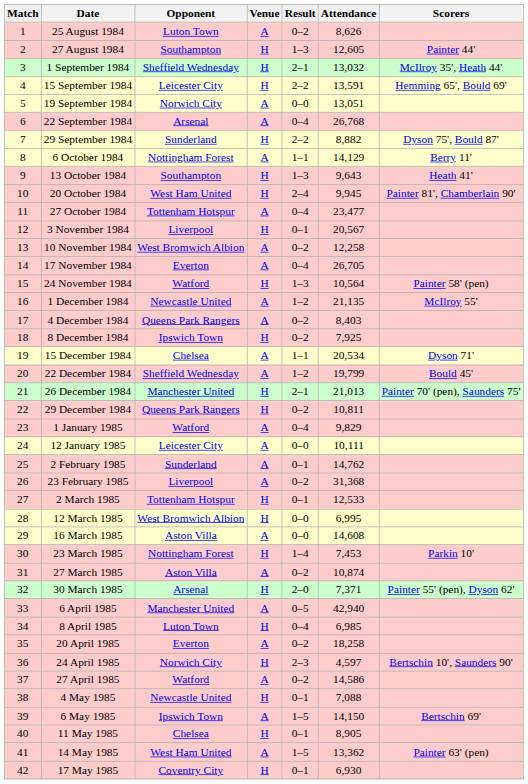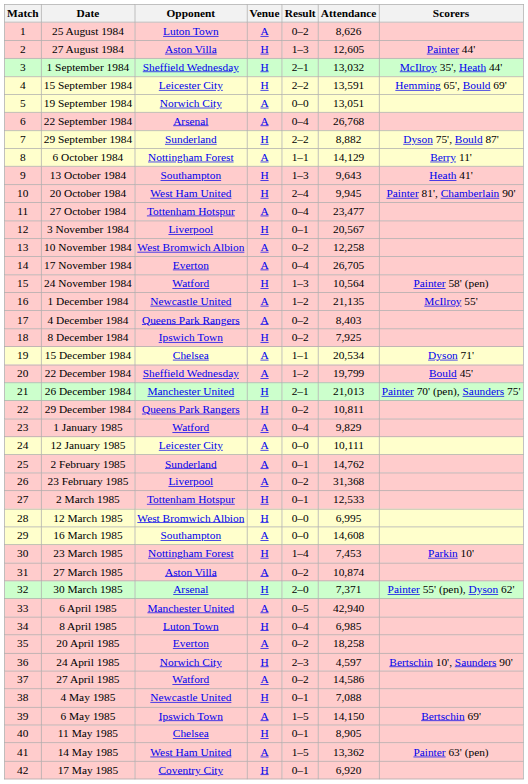(191, 49) Southampton -> (191, 49) Aston Villa
(191, 535) Aston Villa -> (191, 535) Southampton
(349, 770) 6,930 -> (349, 770) 6,920
